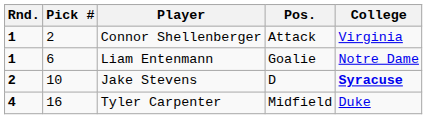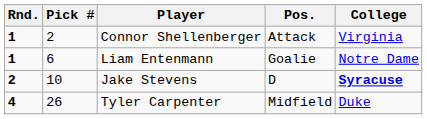(54, 103) 16 -> (54, 103) 26
